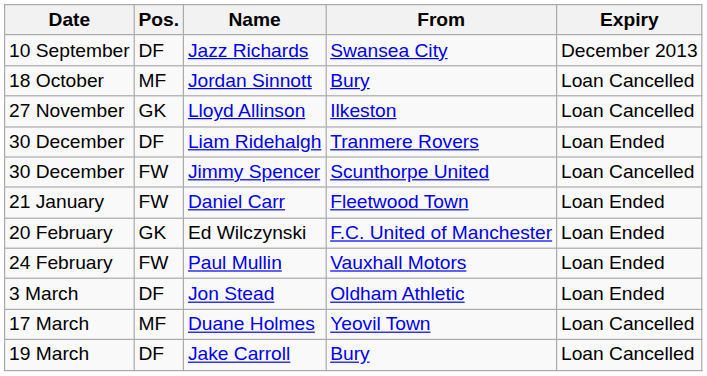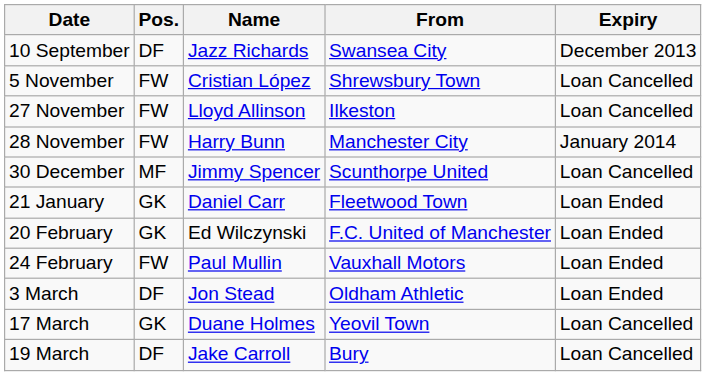- row: (250, 80)
+ row: (249, 80)
(152, 111) GK -> (153, 111) FW
+ row: (236, 141)
- row: (255, 141)
(153, 171) FW -> (152, 171) MF
(153, 202) FW -> (152, 202) GK
(152, 324) MF -> (152, 324) GK
